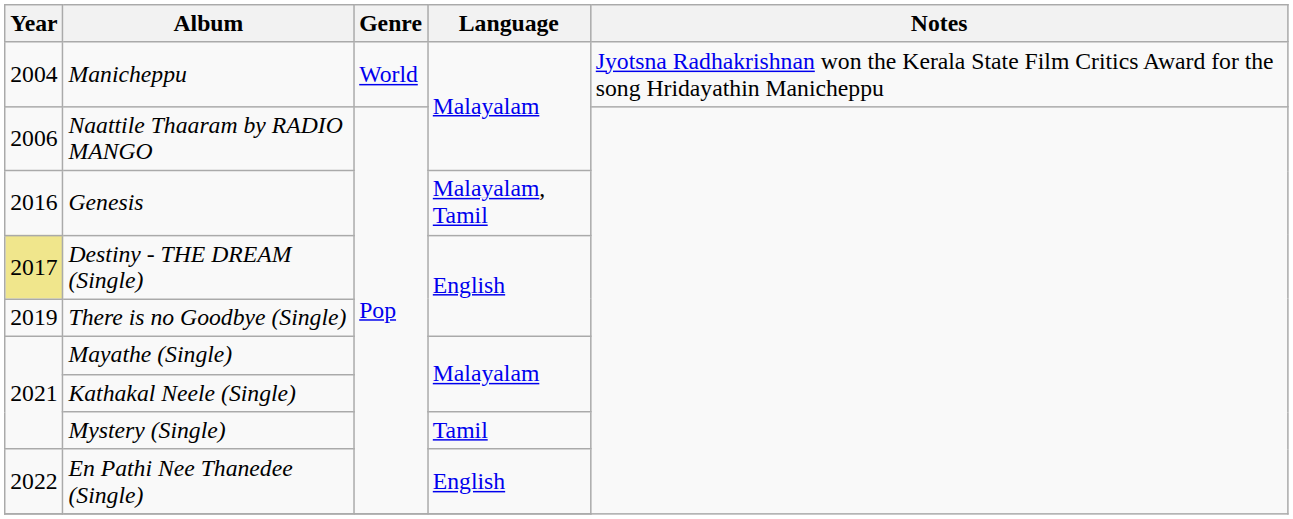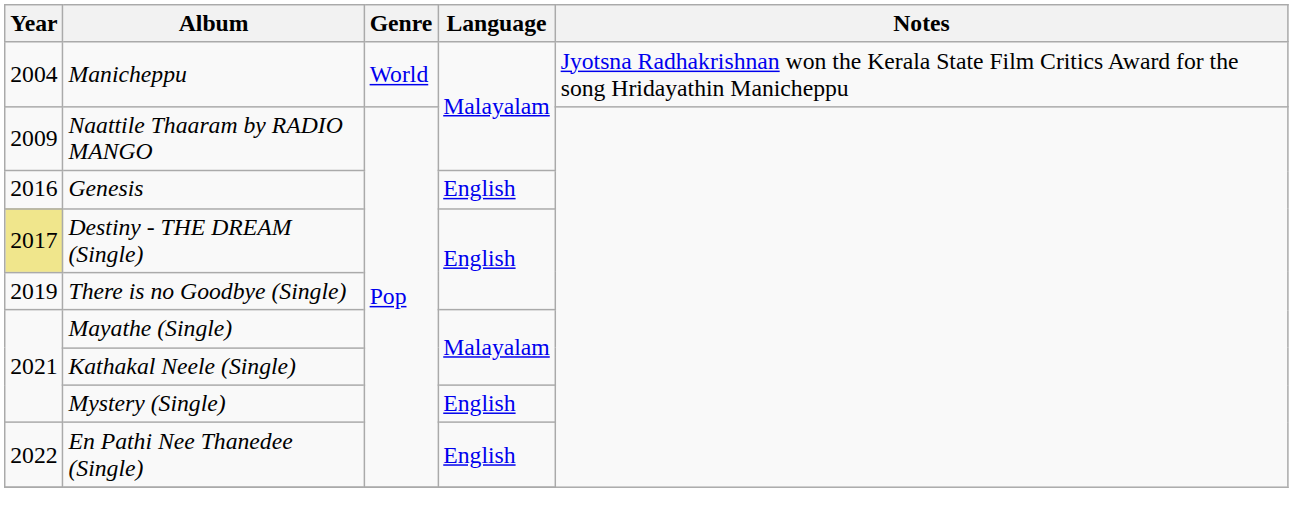(34, 138) 2006 -> (34, 138) 2009
(489, 202) Malayalam, Tamil -> (479, 189) English
(460, 430) Tamil -> (479, 403) English
